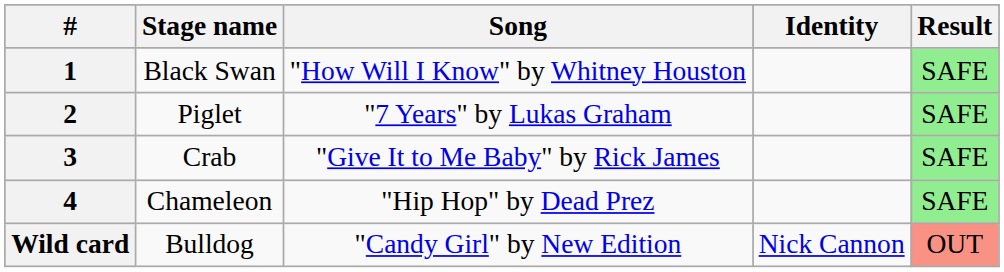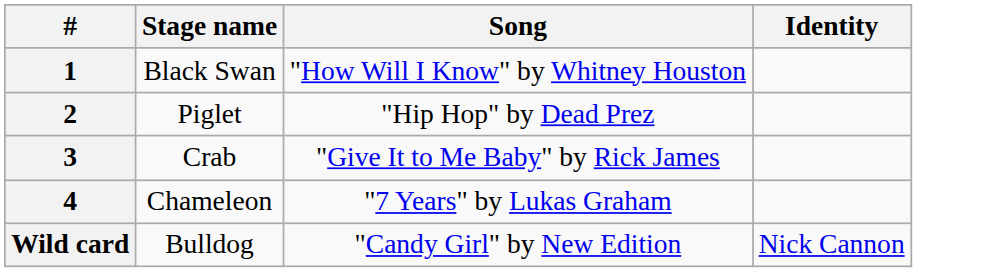- column: (955, 26)
(518, 113) "7 Years" by Lukas Graham -> (518, 113) "Hip Hop" by Dead Prez
(518, 200) "Hip Hop" by Dead Prez -> (518, 200) "7 Years" by Lukas Graham
